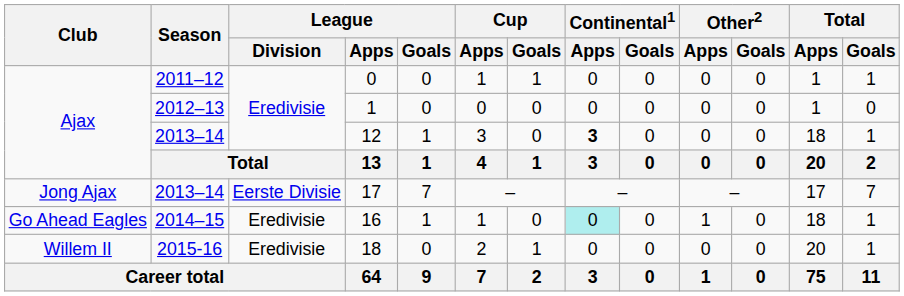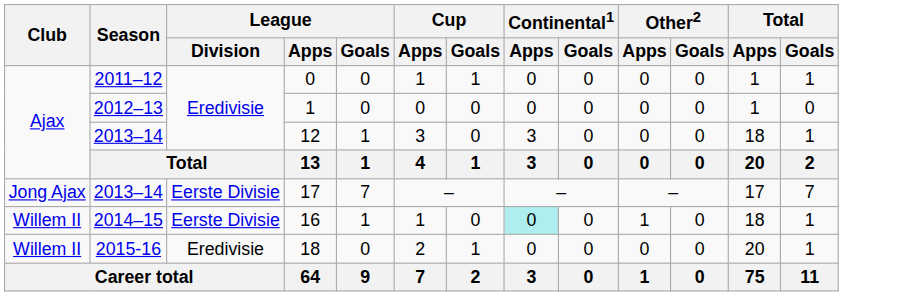(593, 136) bold -> (531, 136) normal
(78, 220) Go Ahead Eagles -> (47, 220) Willem II
(287, 220) Eredivisie -> (225, 220) Eerste Divisie
